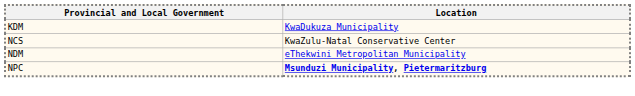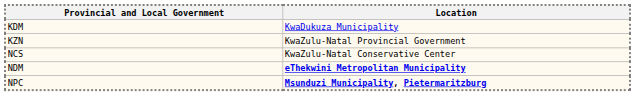+ row: (15, 41)
(375, 55) normal -> (375, 69) bold
